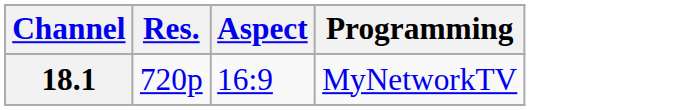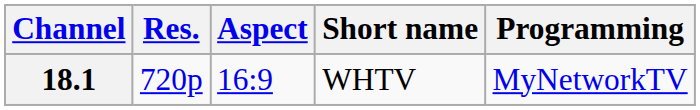+ column: (400, 29)
